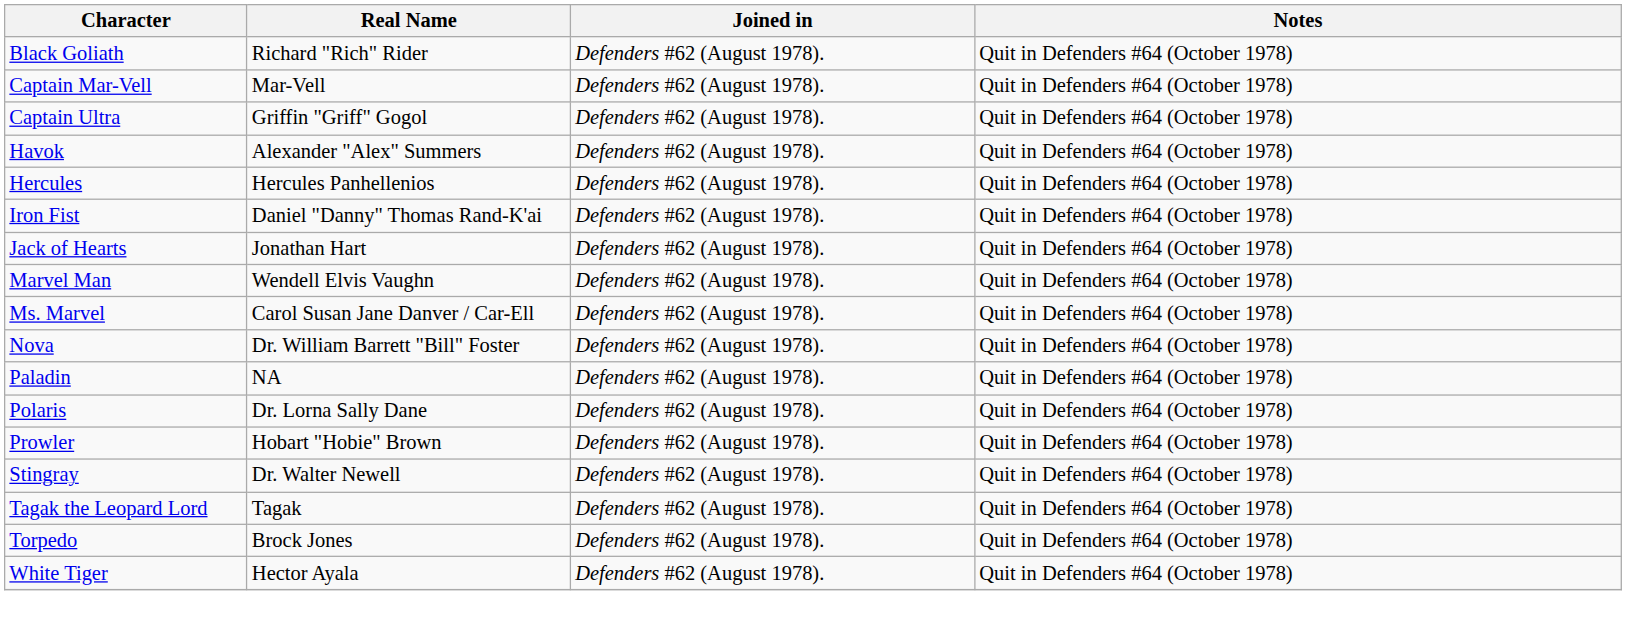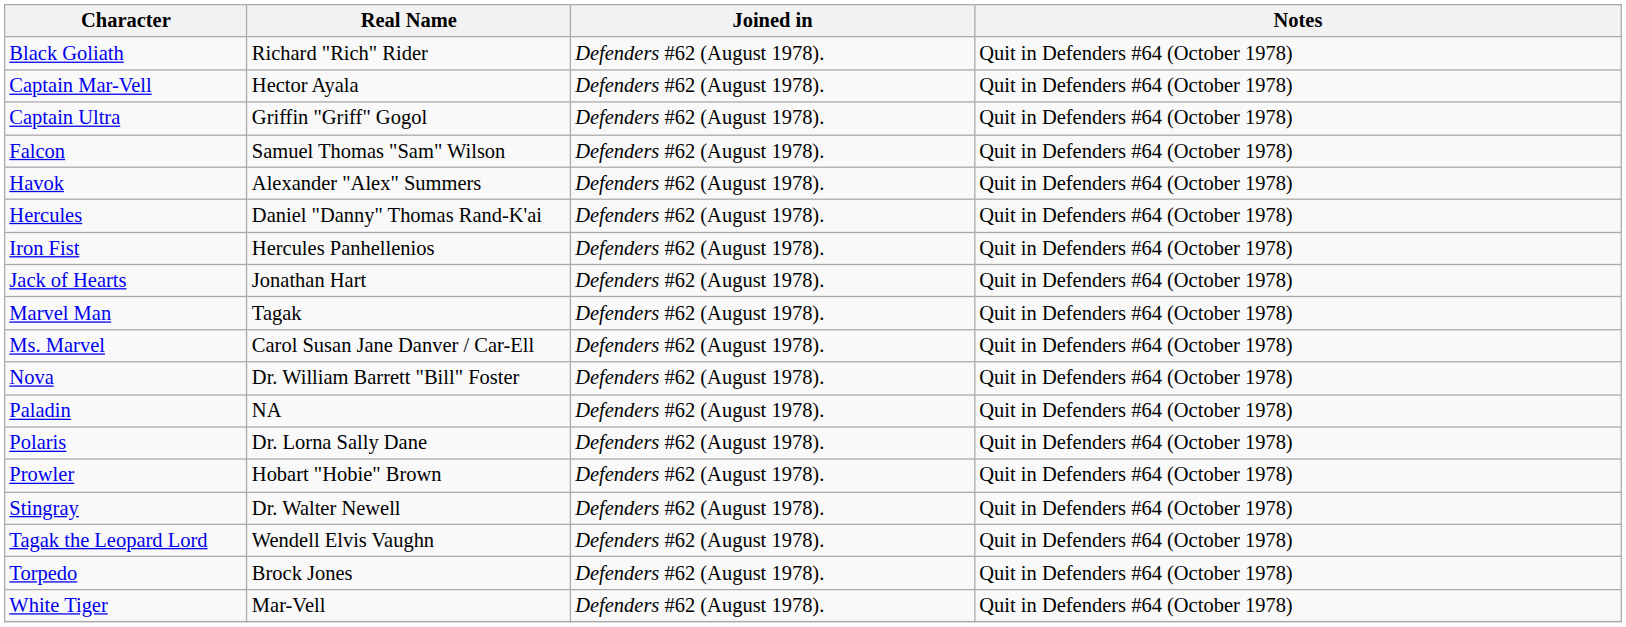(289, 85) Mar-Vell -> (305, 85) Hector Ayala
+ row: (37, 150)
(343, 183) Hercules Panhellenios -> (397, 215) Daniel "Danny" Thomas Rand-K'ai
(397, 215) Daniel "Danny" Thomas Rand-K'ai -> (343, 248) Hercules Panhellenios
(343, 280) Wendell Elvis Vaughn -> (277, 313) Tagak
(277, 507) Tagak -> (343, 540) Wendell Elvis Vaughn
(305, 572) Hector Ayala -> (289, 605) Mar-Vell
